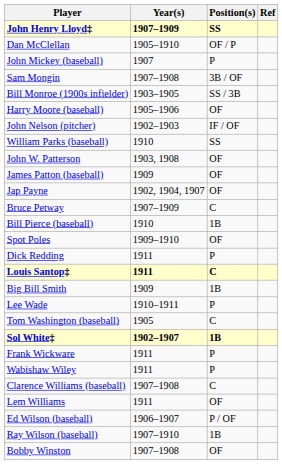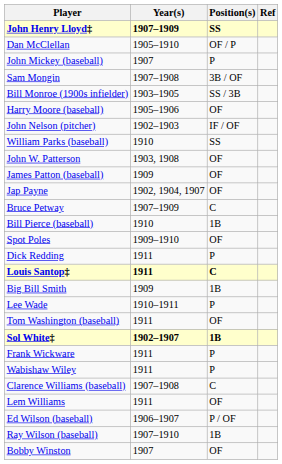(143, 321) 1905 -> (143, 321) 1911
(213, 321) C -> (216, 321) OF
(156, 451) 1907–1908 -> (143, 451) 1907
